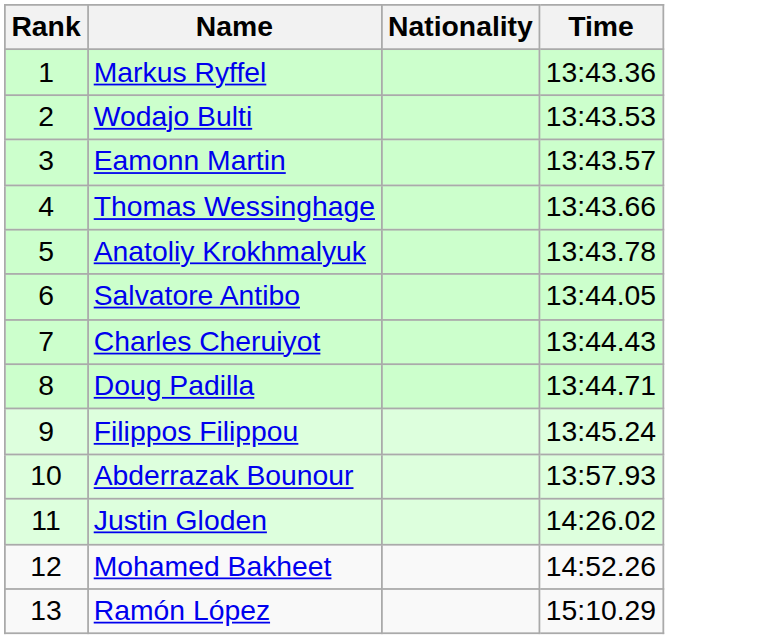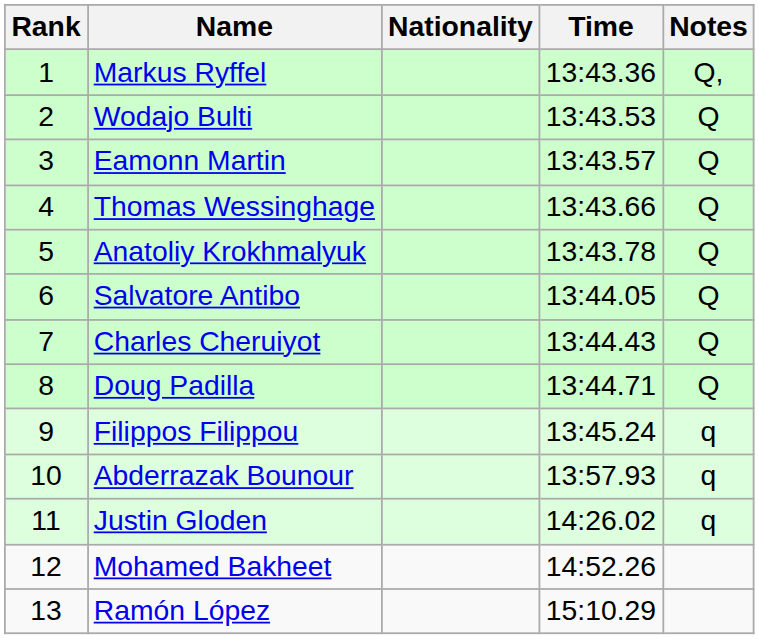+ column: (709, 26)
